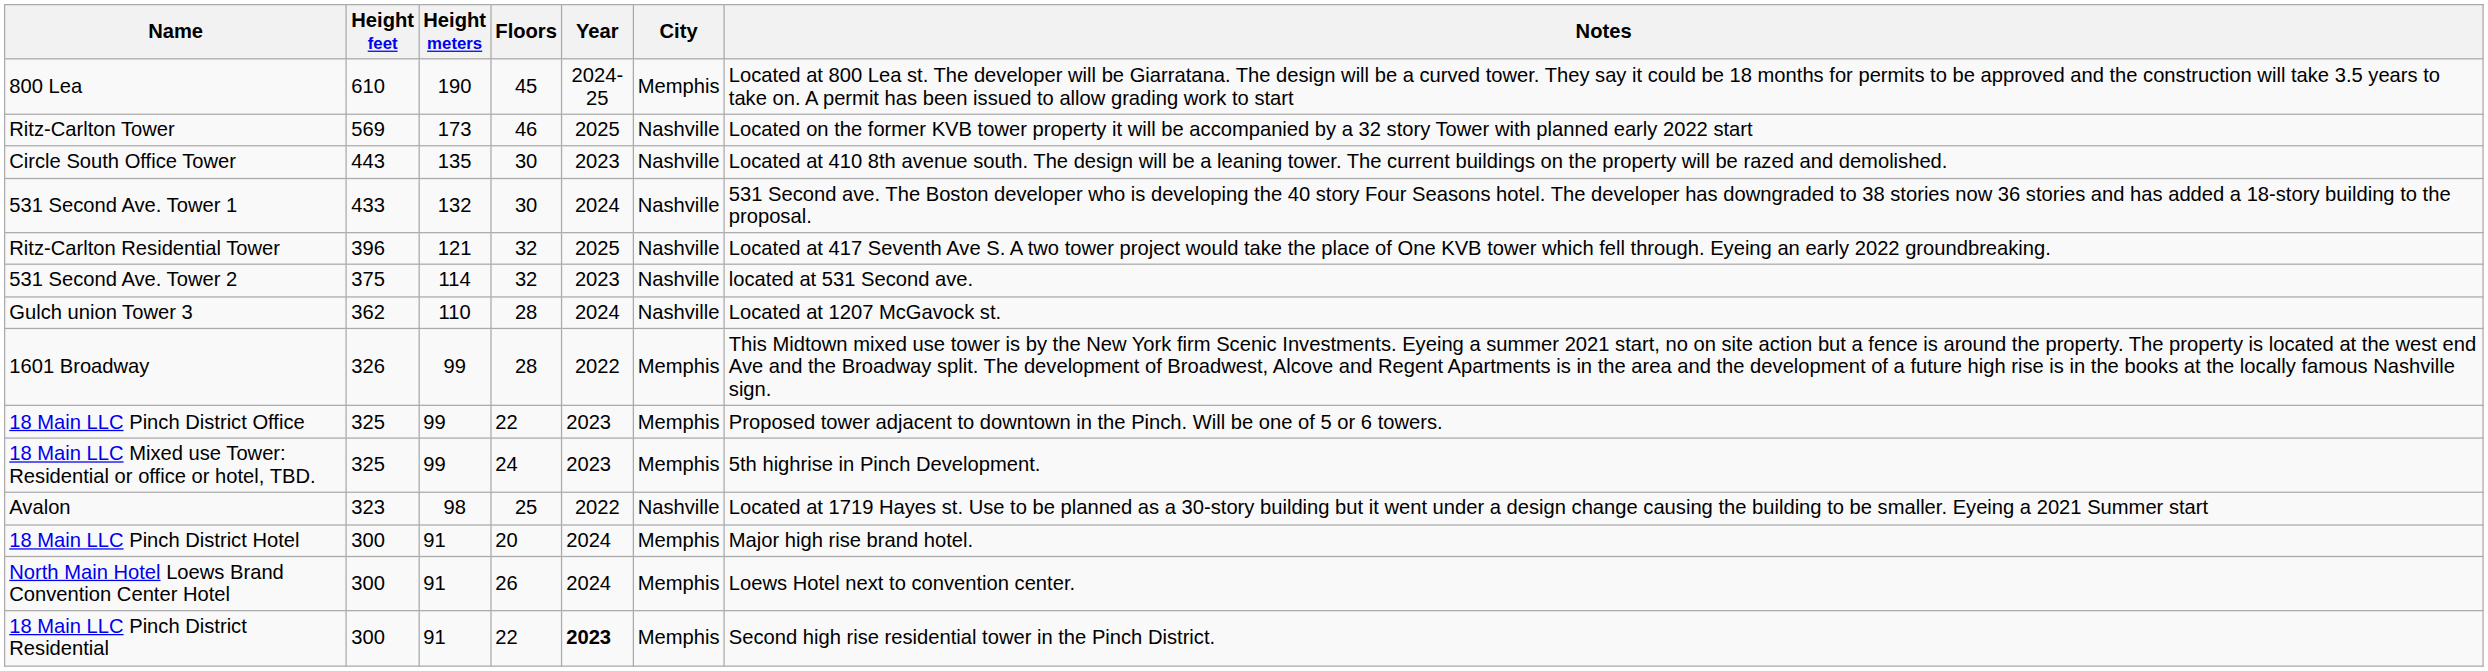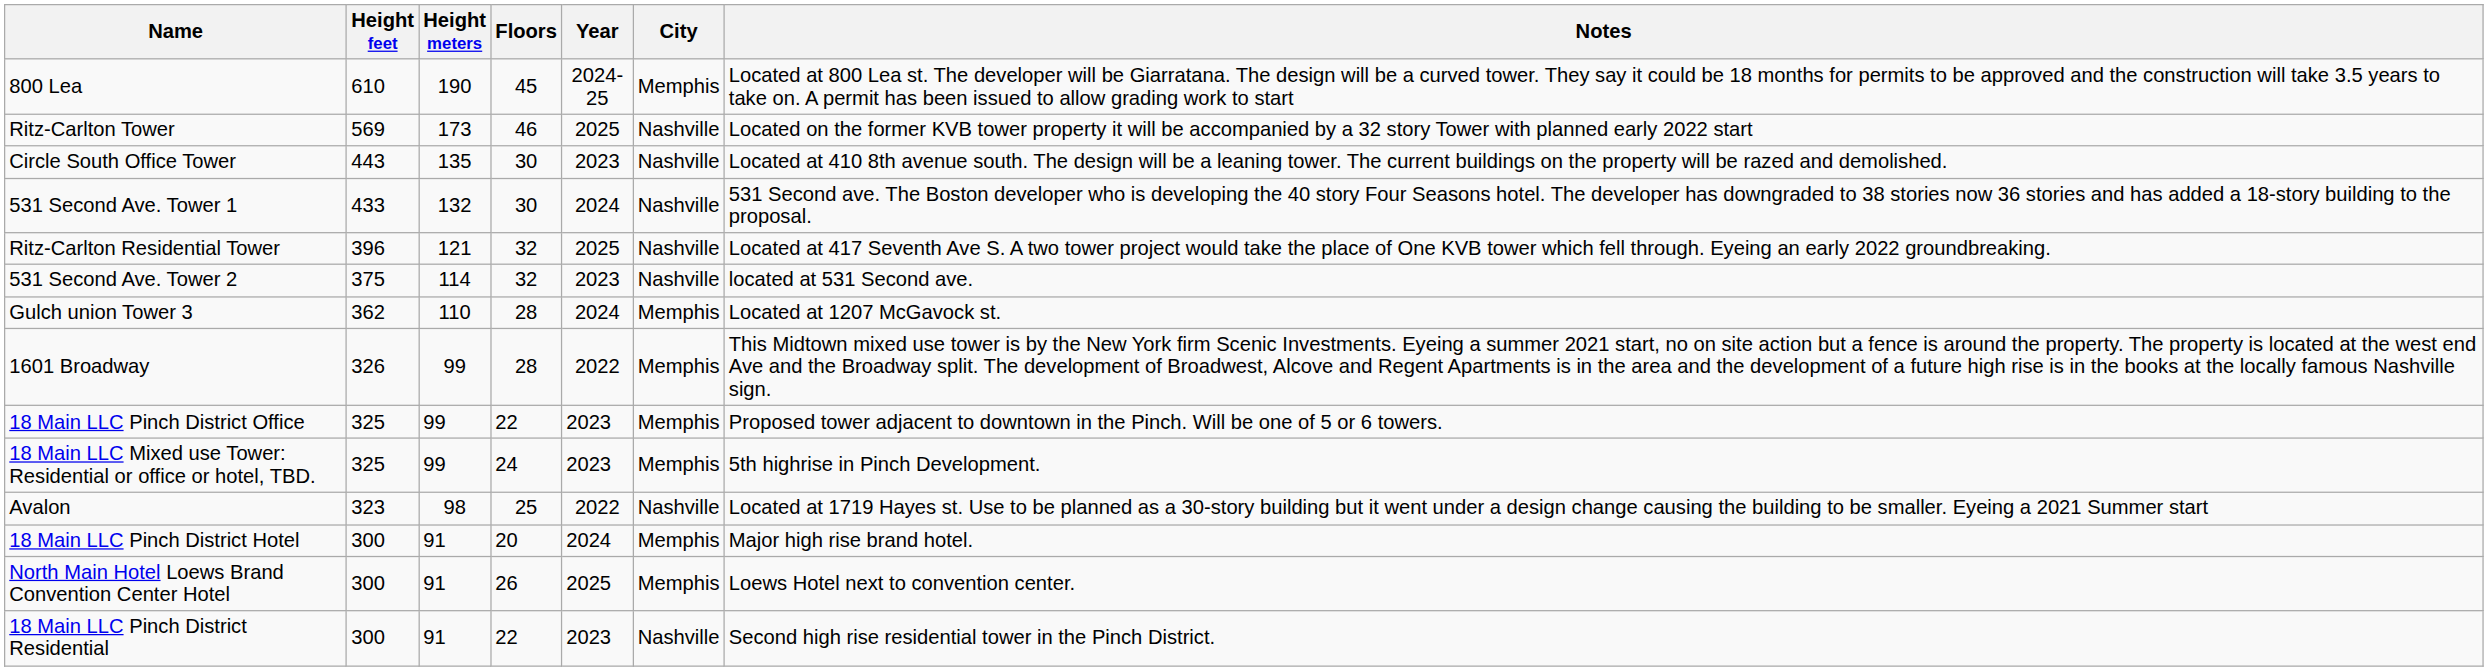(679, 312) Nashville -> (679, 312) Memphis
(589, 583) 2024 -> (589, 583) 2025
(589, 638) bold -> (589, 638) normal
(679, 638) Memphis -> (679, 638) Nashville
